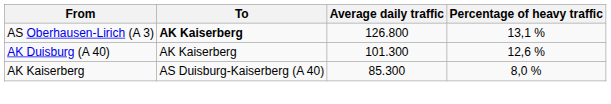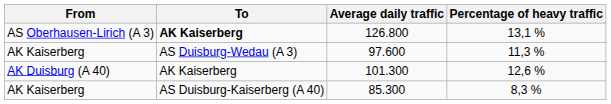+ row: (387, 52)
(526, 71) 8,0 % -> (526, 90) 8,3 %
